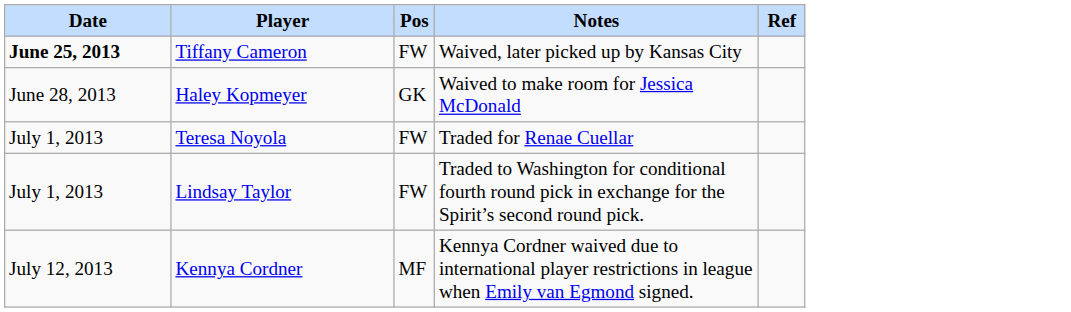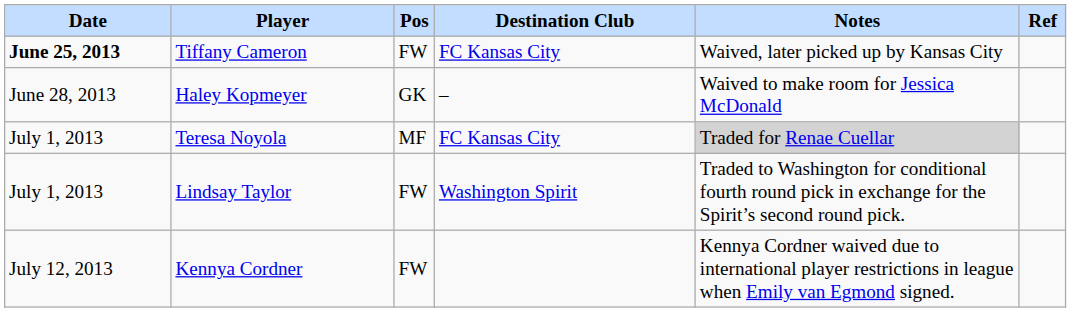+ column: (565, 20)
(413, 137) FW -> (412, 137) MF
(536, 137) no background -> (797, 137) lightgrey background
(412, 269) MF -> (413, 269) FW
